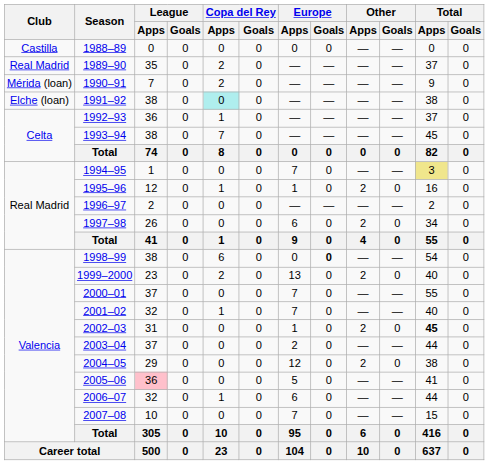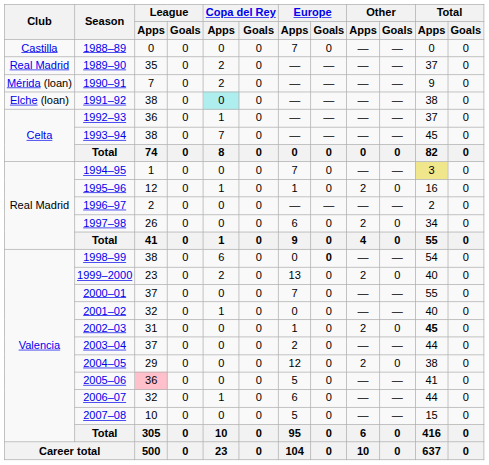(295, 48) 0 -> (295, 48) 7
(295, 310) 7 -> (295, 310) 0
(295, 415) 7 -> (295, 415) 5
